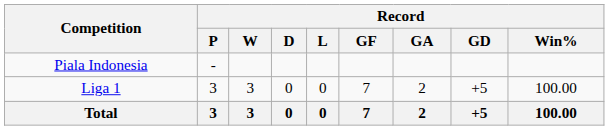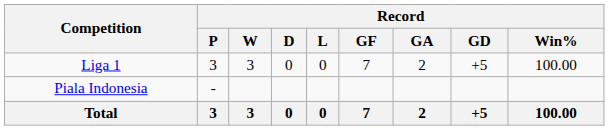rows swapped: (101, 88) <-> (101, 64)
